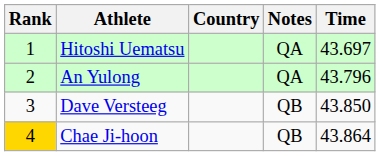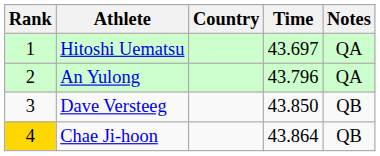columns swapped: (346, 19) <-> (290, 19)
